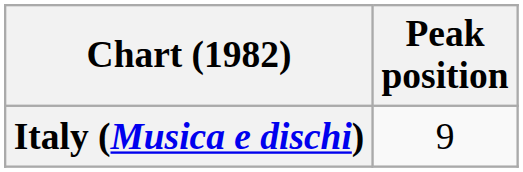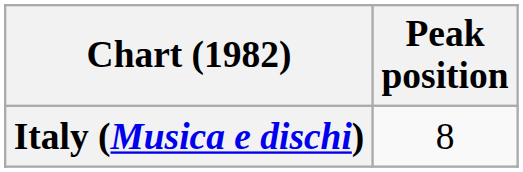(445, 135) 9 -> (445, 135) 8
